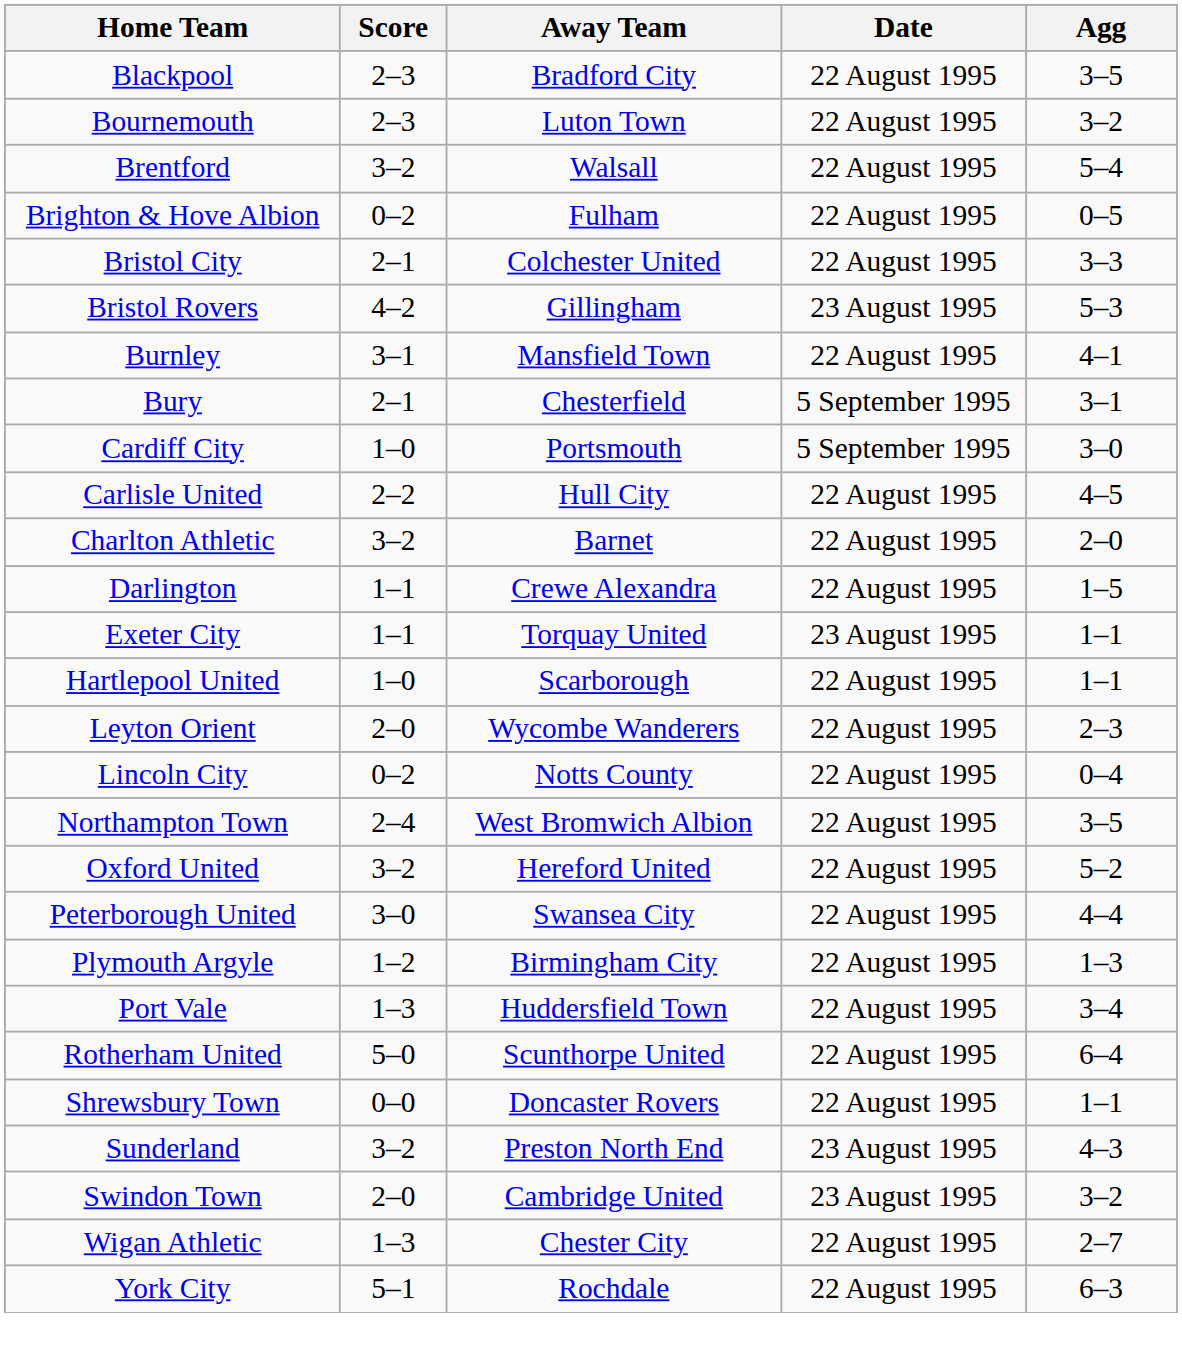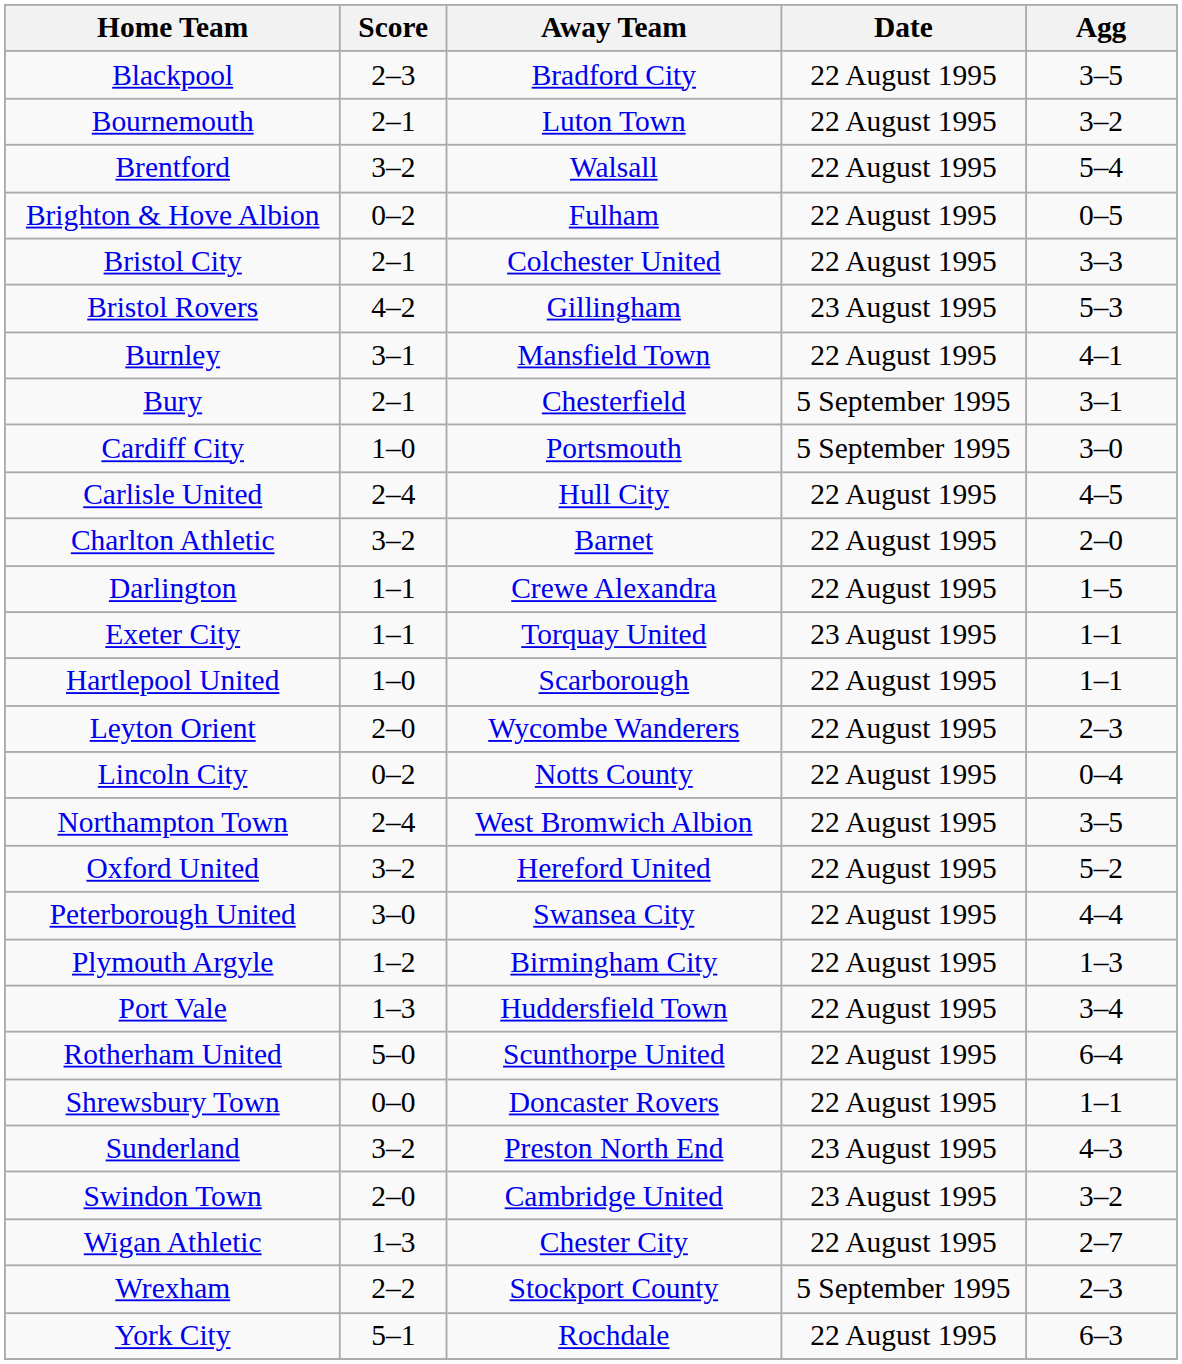(393, 121) 2–3 -> (393, 121) 2–1
(393, 494) 2–2 -> (393, 494) 2–4
+ row: (173, 1288)
